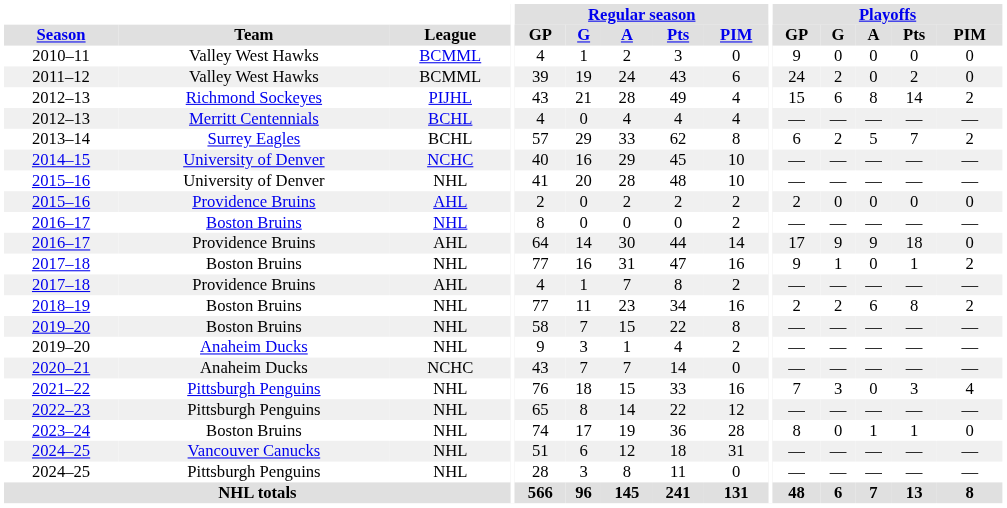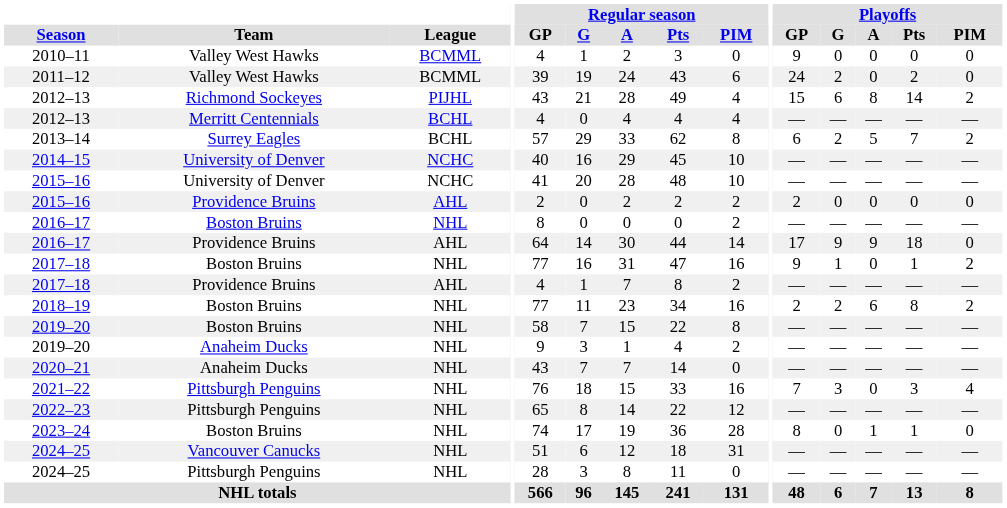(450, 180) NHL -> (450, 180) NCHC
(450, 367) NCHC -> (450, 367) NHL
